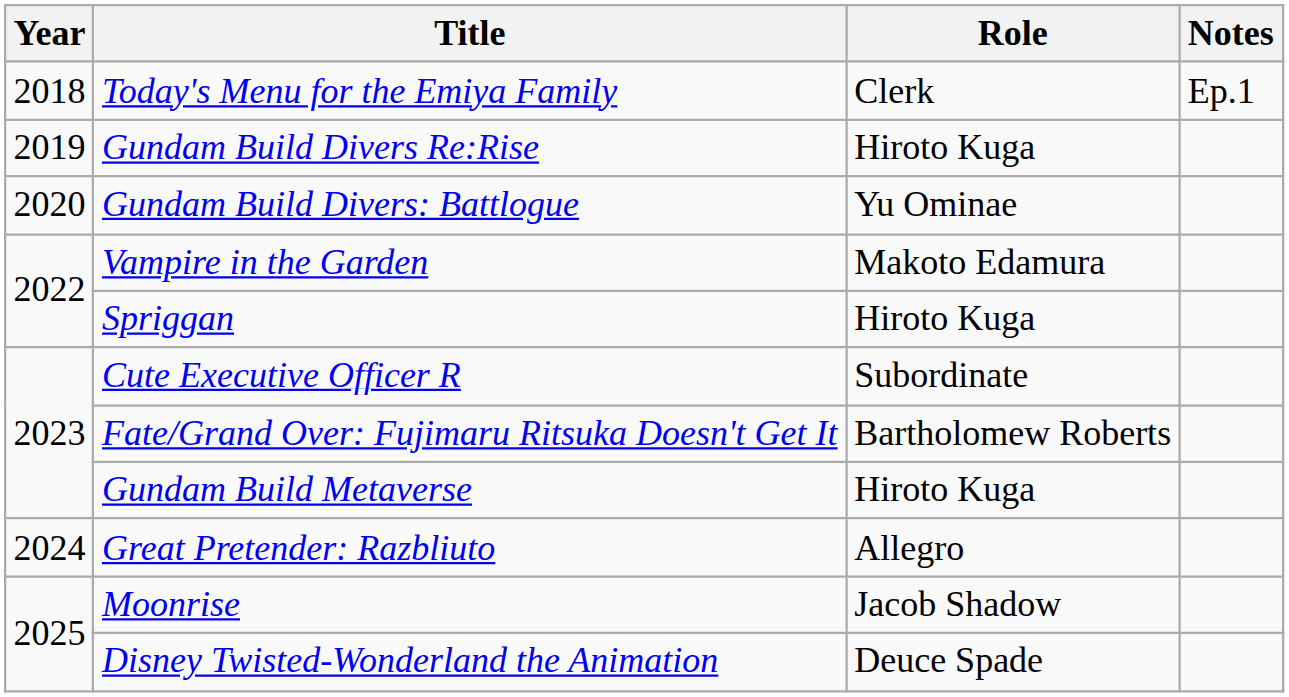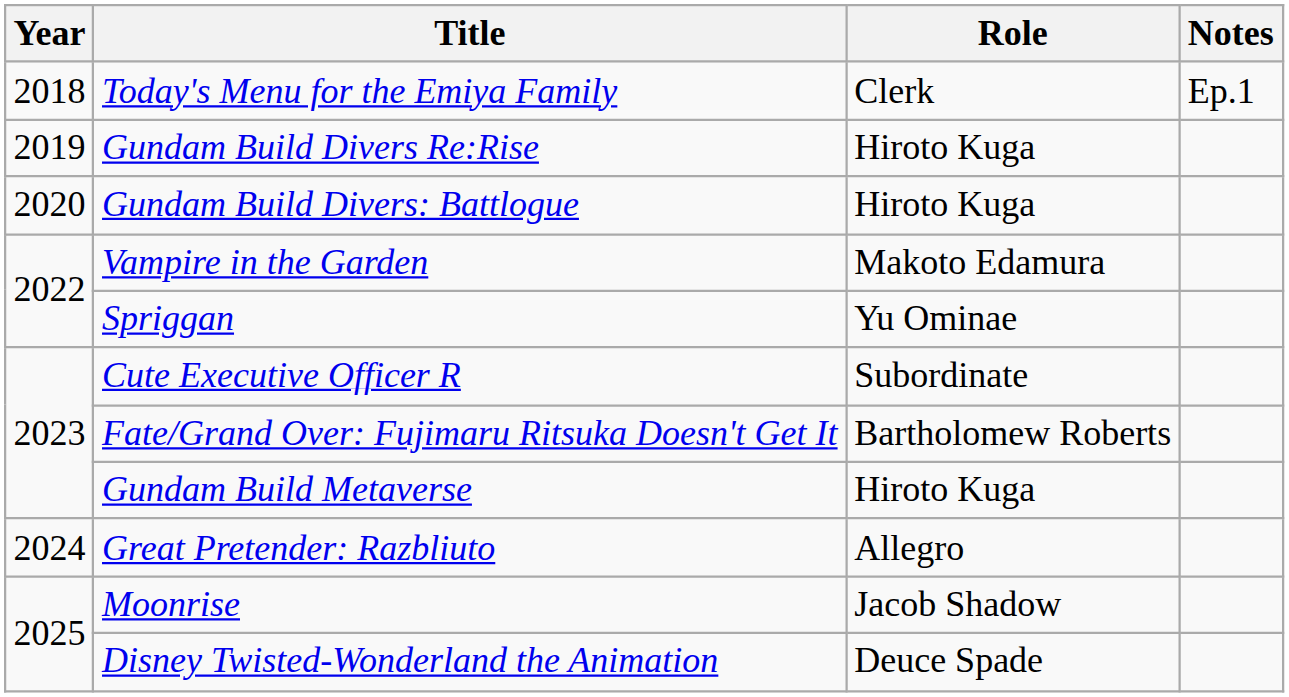(936, 204) Yu Ominae -> (945, 204) Hiroto Kuga
(945, 318) Hiroto Kuga -> (936, 318) Yu Ominae
